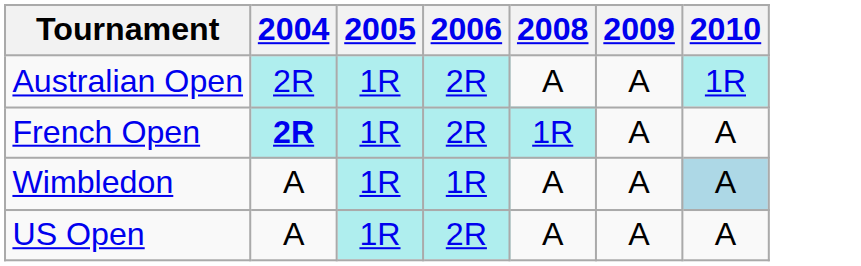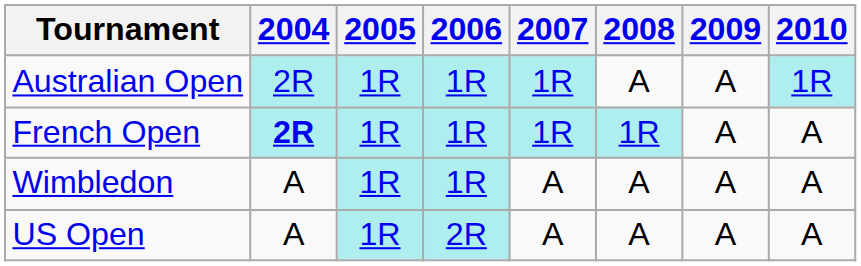+ column: (553, 30)
(466, 81) 2R -> (466, 81) 1R
(466, 132) 2R -> (466, 132) 1R
(725, 183) lightblue background -> (812, 183) no background
